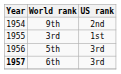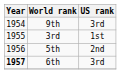(97, 24) 2nd -> (97, 24) 3rd
(97, 50) 3rd -> (97, 50) 2nd
